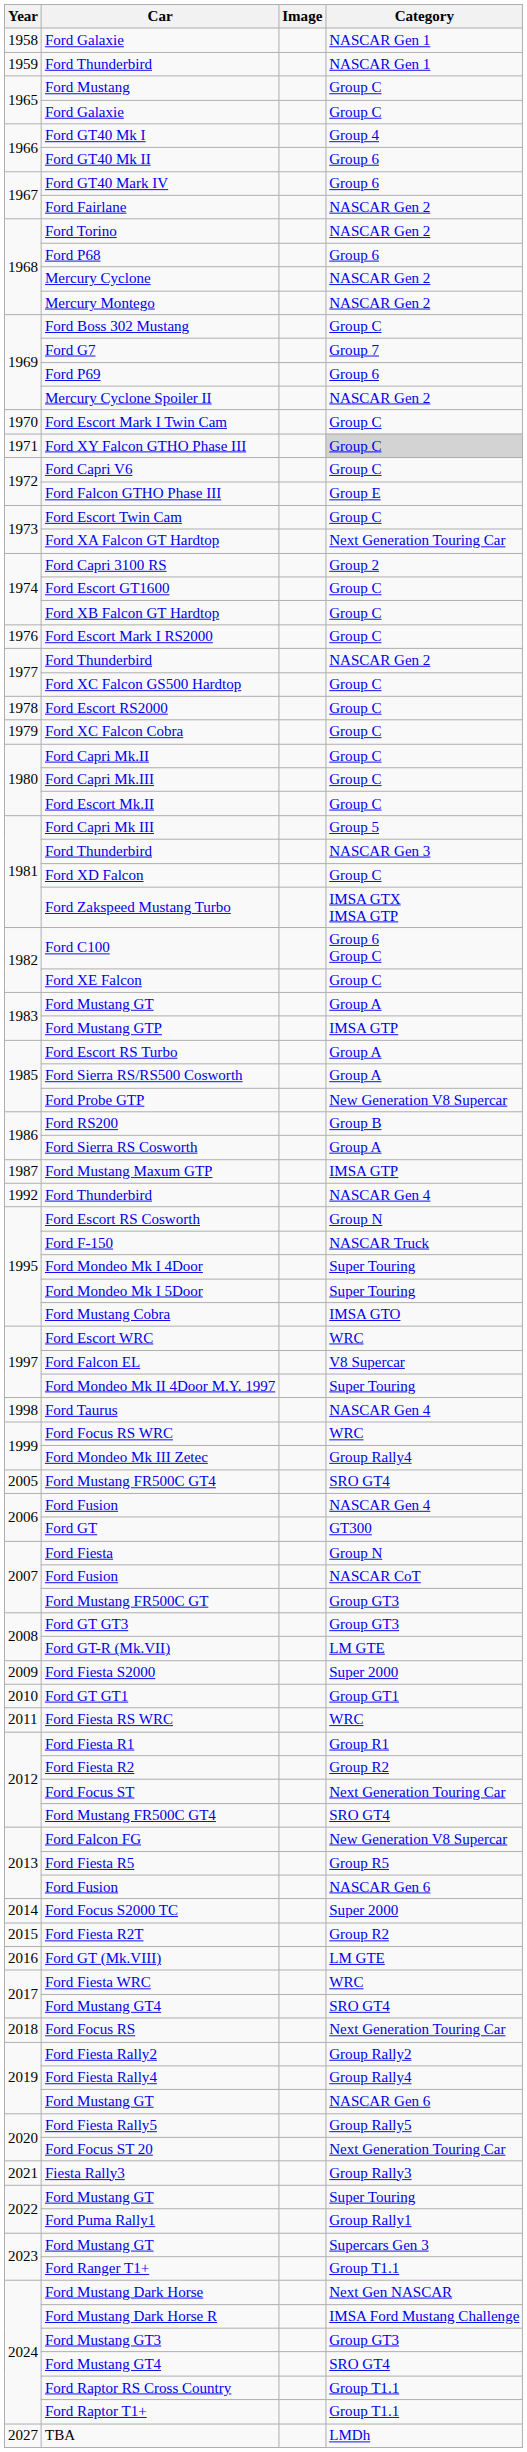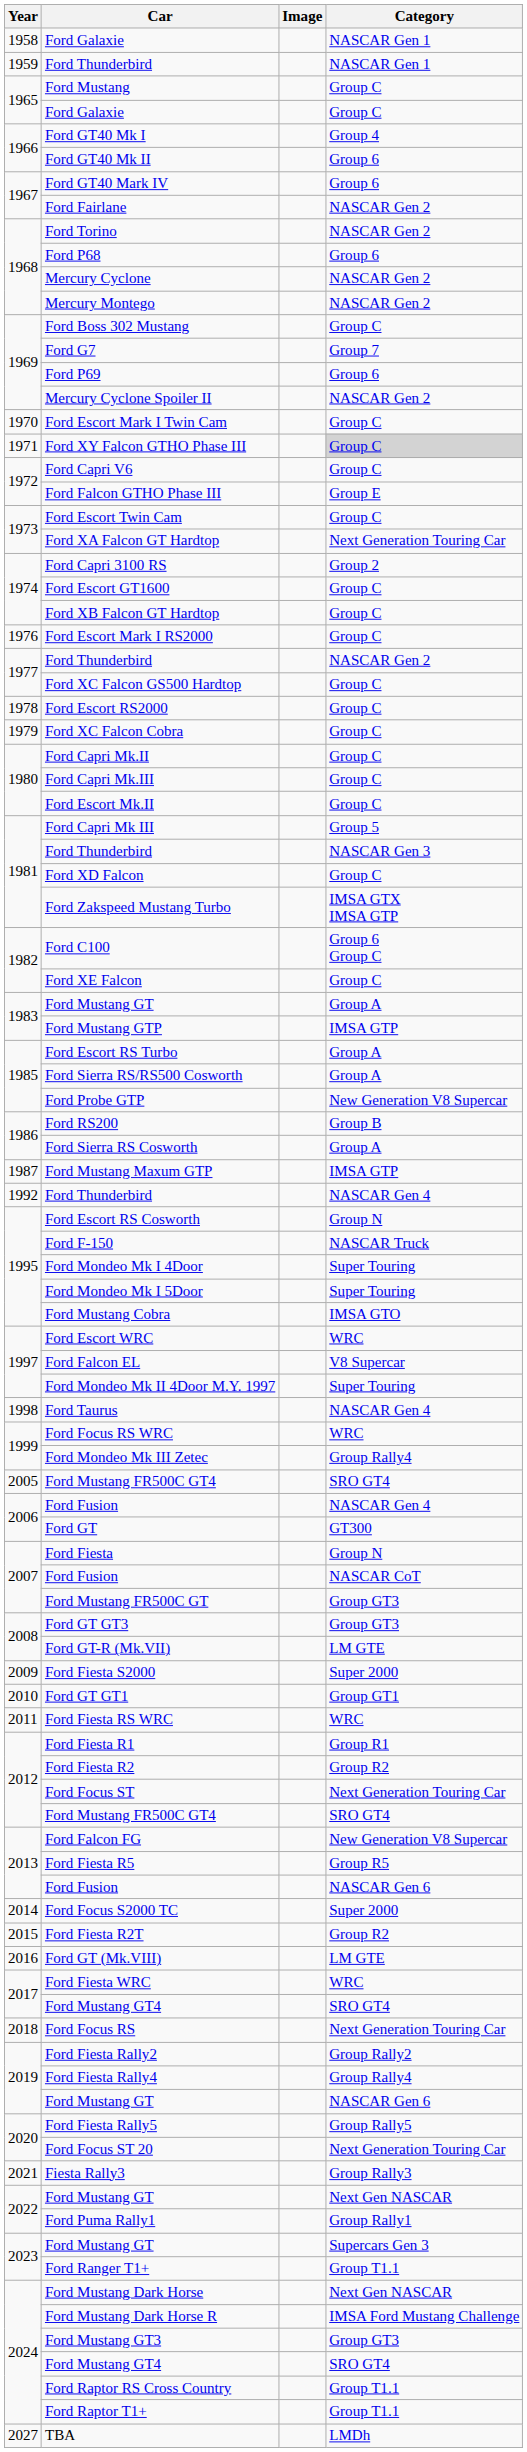(372, 2196) Super Touring -> (391, 2196) Next Gen NASCAR
